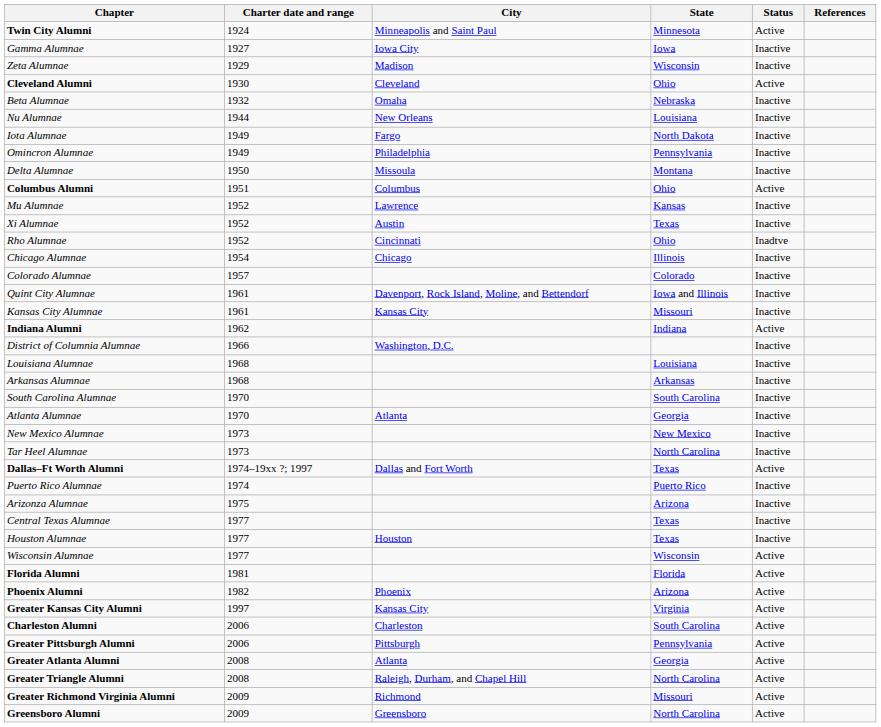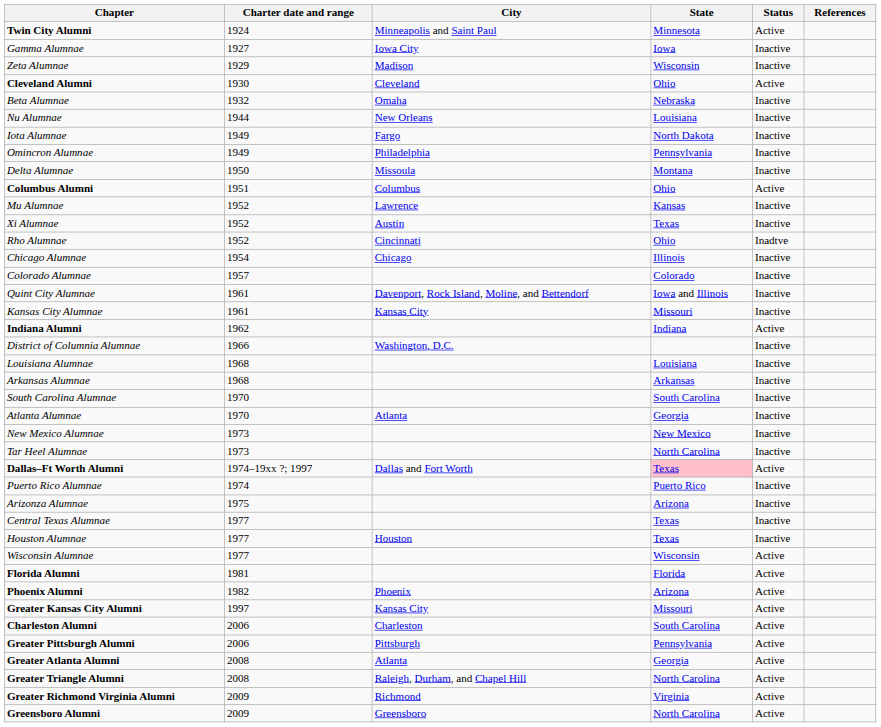(666, 468) no background -> (666, 468) pink background
(671, 608) Virginia -> (673, 608) Missouri
(673, 696) Missouri -> (671, 696) Virginia
